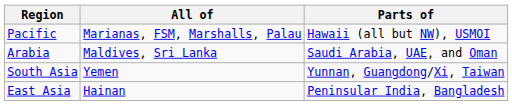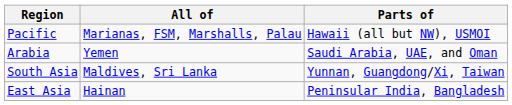(150, 53) Maldives, Sri Lanka -> (101, 53) Yemen
(101, 72) Yemen -> (150, 72) Maldives, Sri Lanka
